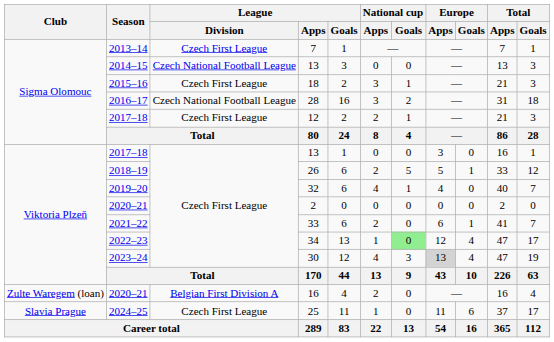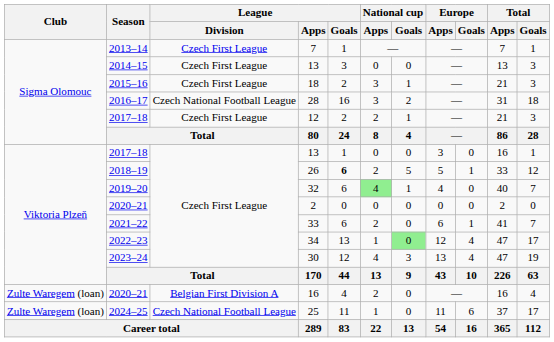(224, 65) Czech National Football League -> (224, 65) Czech First League
(344, 170) normal -> (344, 170) bold
(376, 188) no background -> (376, 188) lightgreen background
(440, 258) lightgrey background -> (440, 258) no background
(55, 310) Slavia Prague -> (55, 310) Zulte Waregem (loan)
(224, 310) Czech First League -> (224, 310) Czech National Football League
